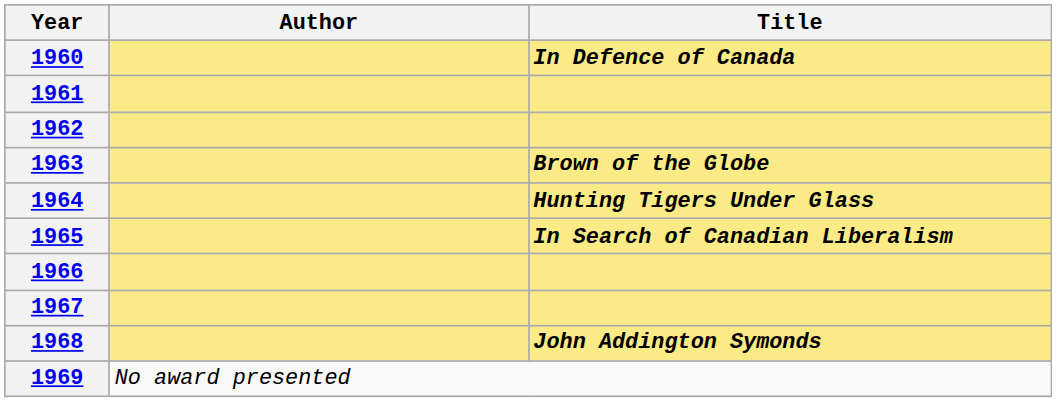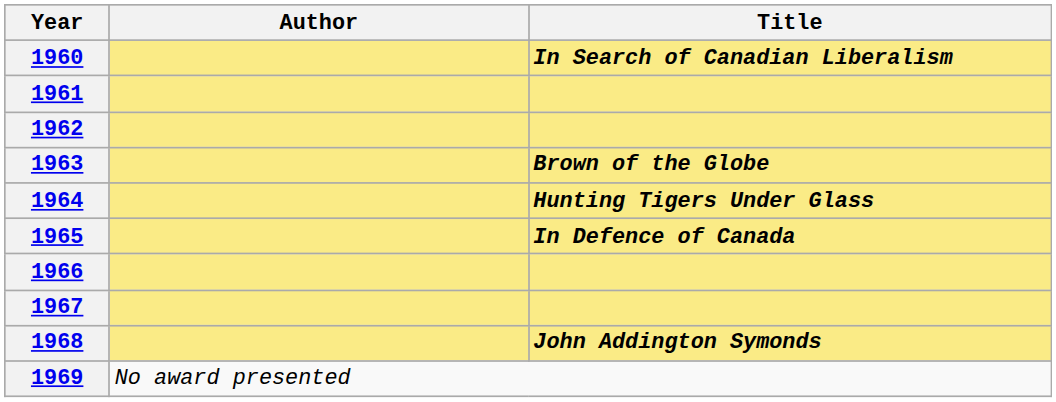(664, 58) In Defence of Canada -> (743, 58) In Search of Canadian Liberalism
(743, 236) In Search of Canadian Liberalism -> (664, 236) In Defence of Canada
